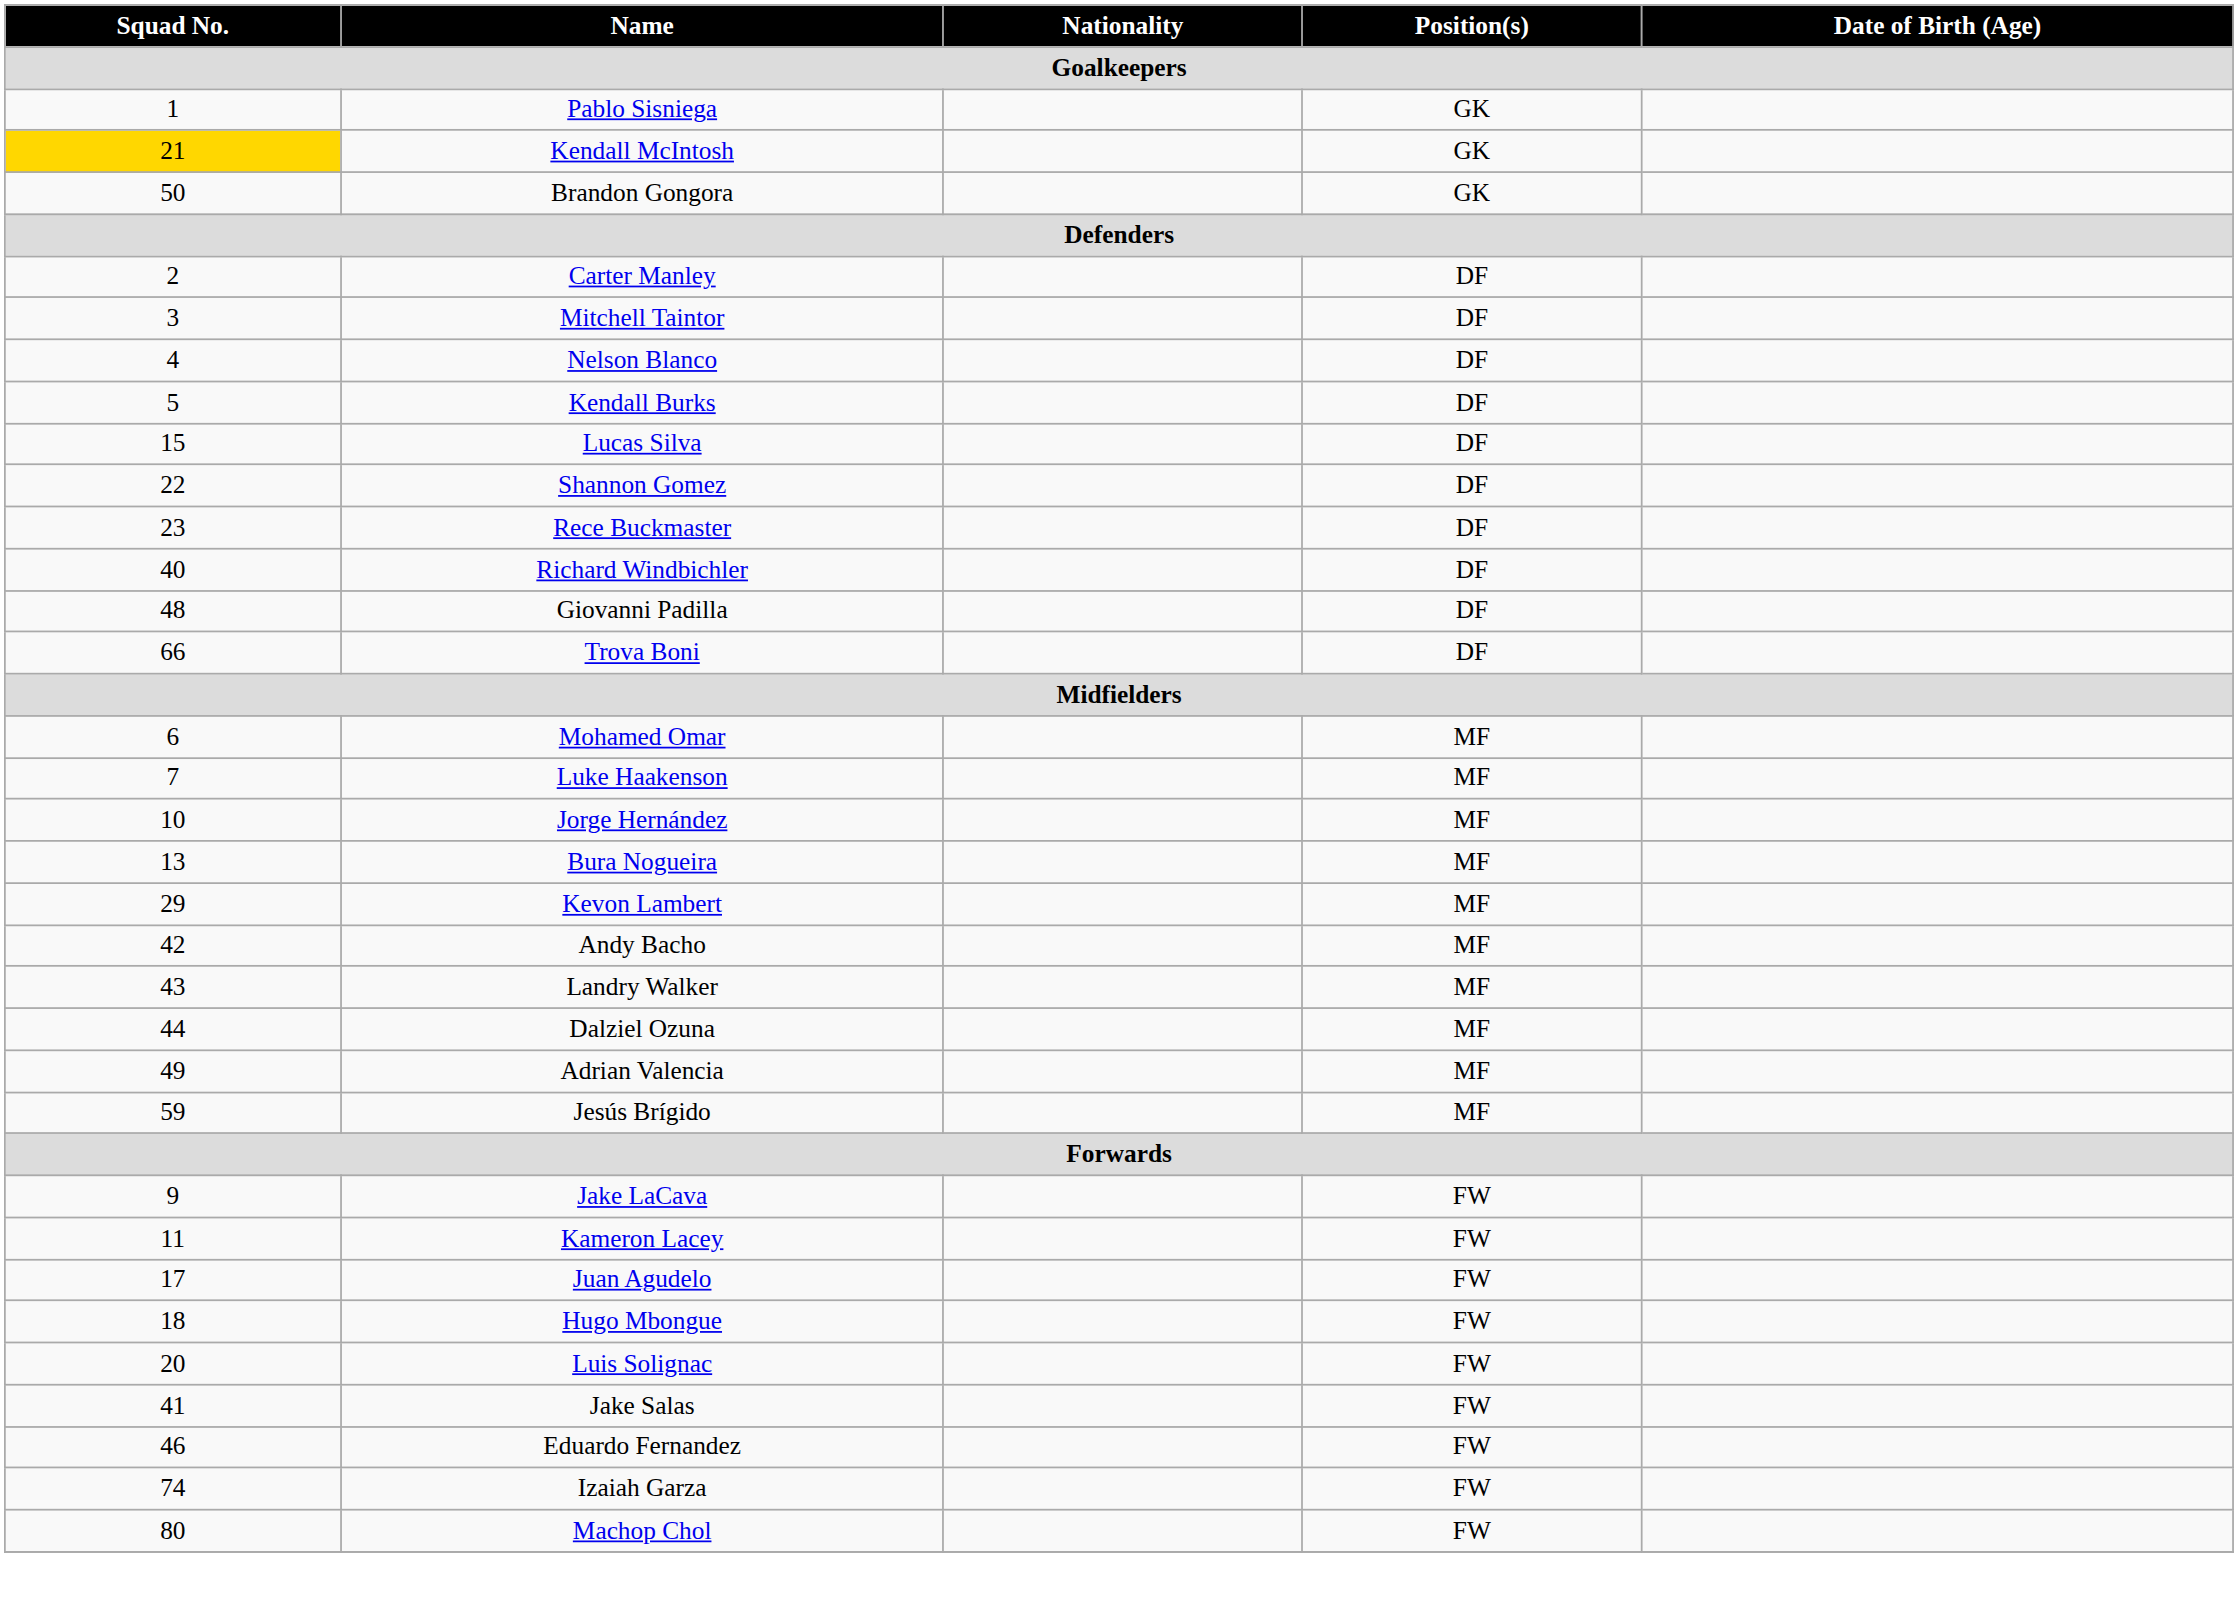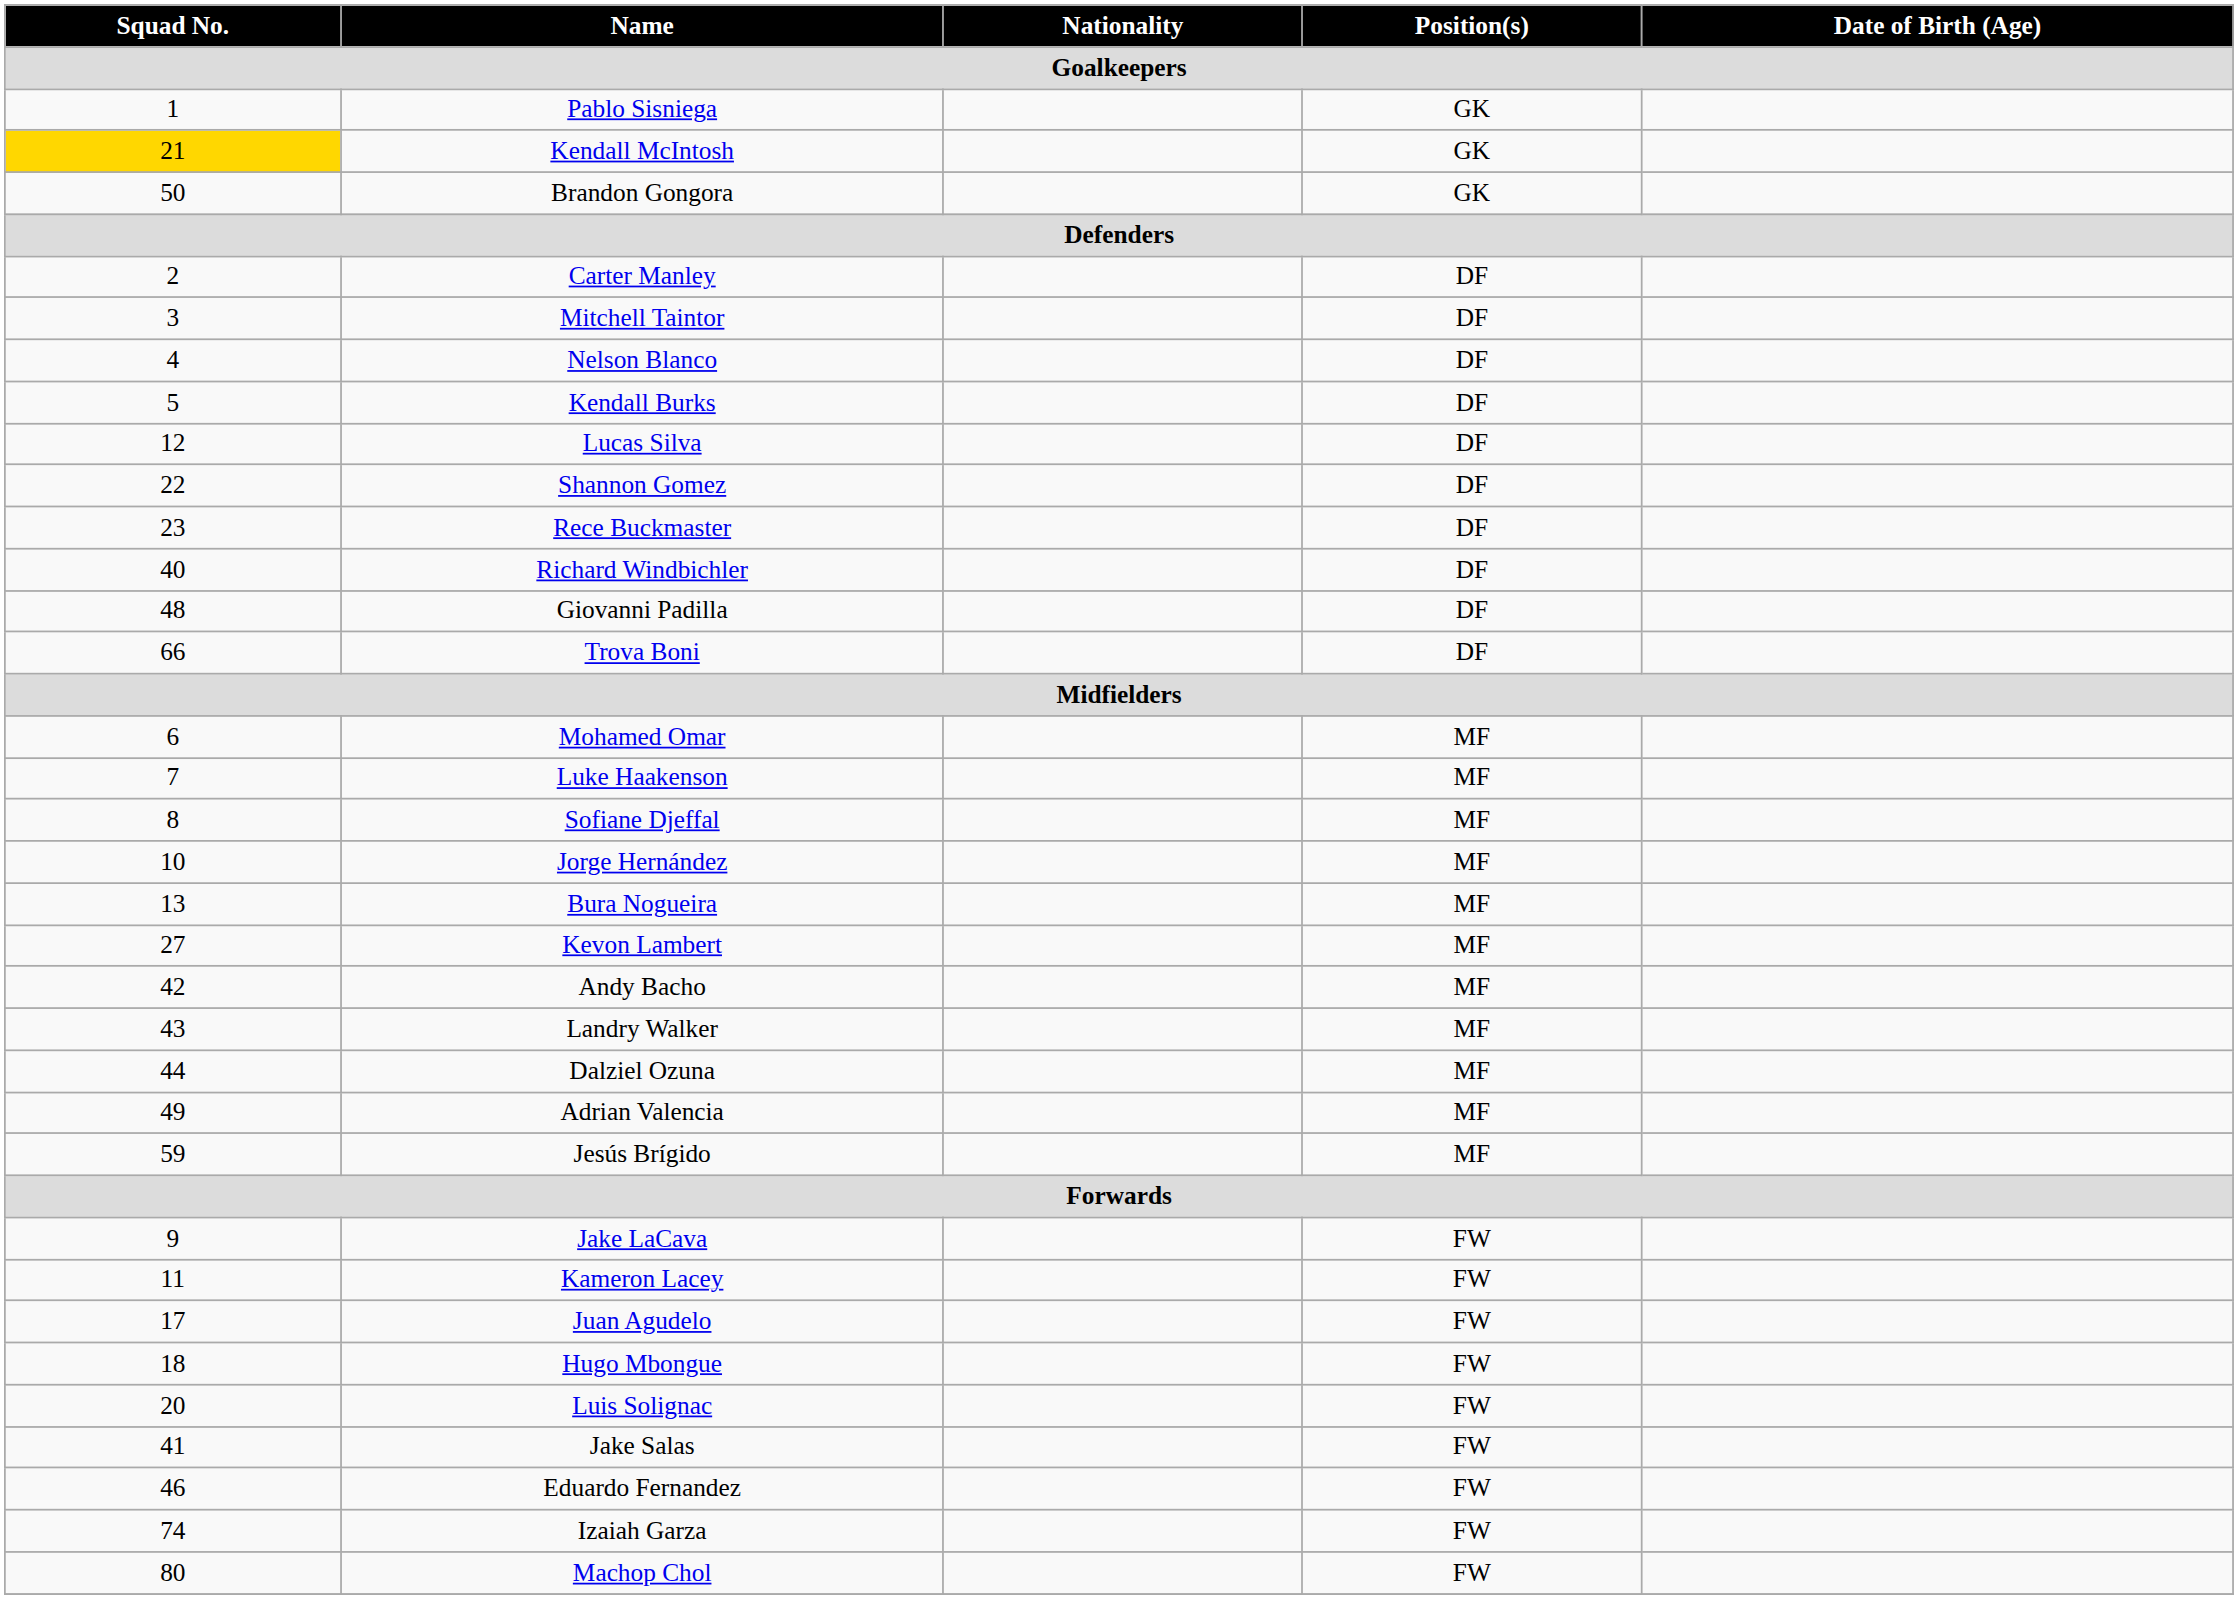(173, 443) 15 -> (173, 443) 12
+ row: (642, 819)
(173, 903) 29 -> (173, 945) 27
